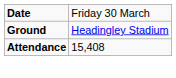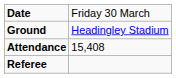+ row: (27, 64)
